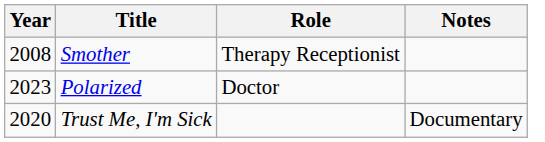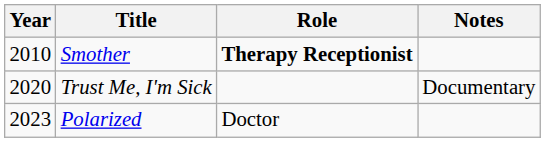(30, 53) 2008 -> (30, 53) 2010
(311, 53) normal -> (317, 53) bold
rows swapped: (136, 119) <-> (101, 86)
